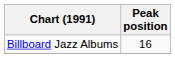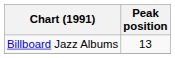(145, 44) 16 -> (145, 44) 13
